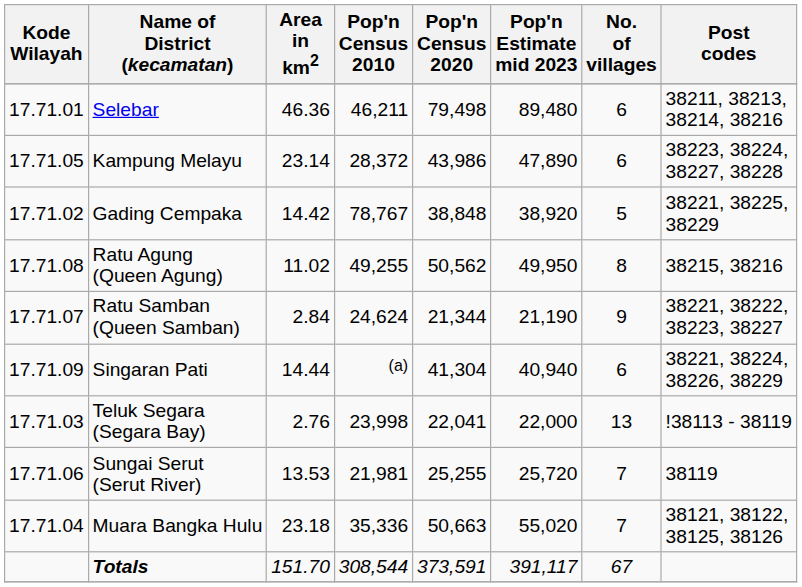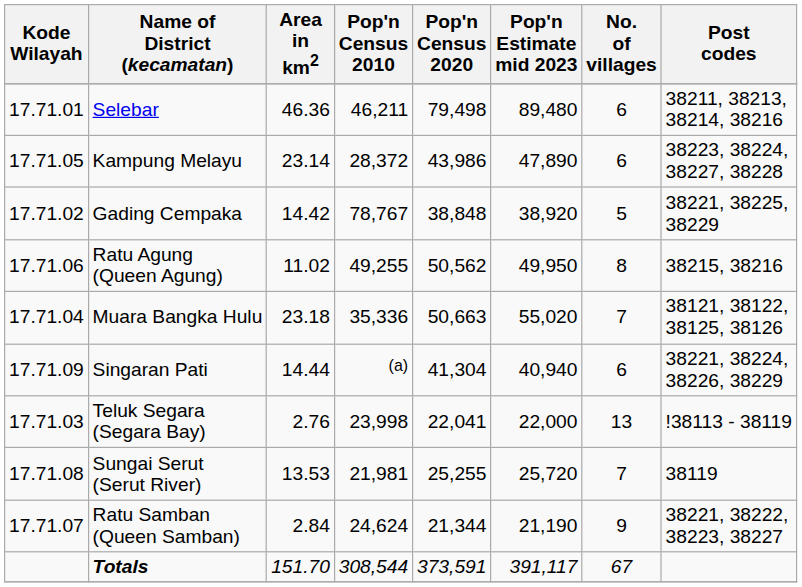(46, 265) 17.71.08 -> (46, 265) 17.71.06
rows swapped: (166, 317) <-> (177, 525)
(46, 473) 17.71.06 -> (46, 473) 17.71.08
